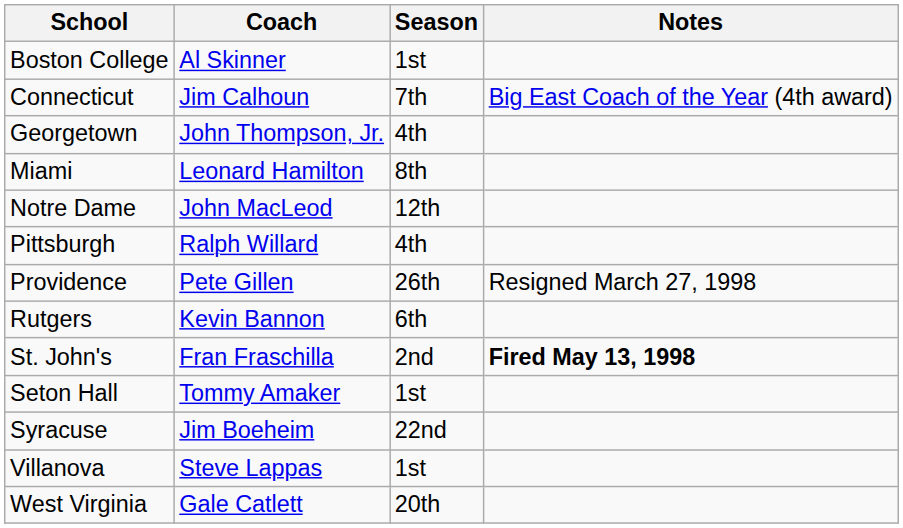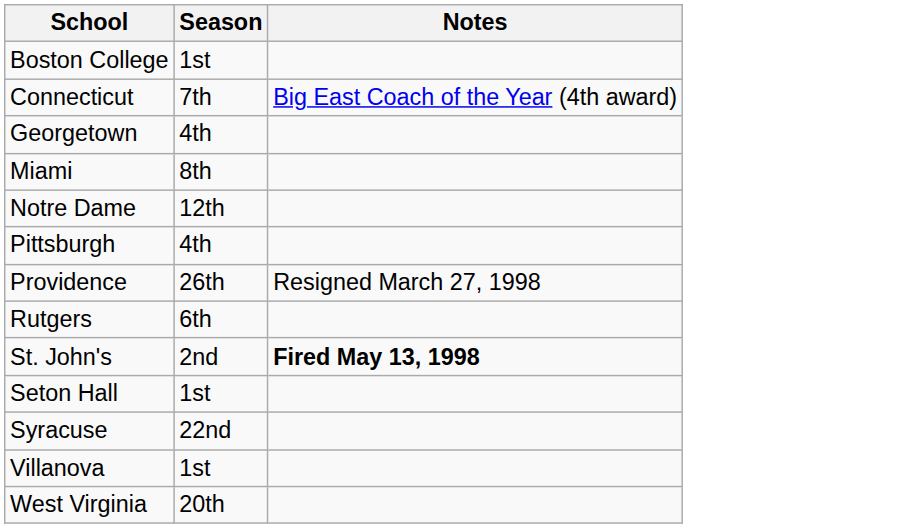- column: (282, 23)
